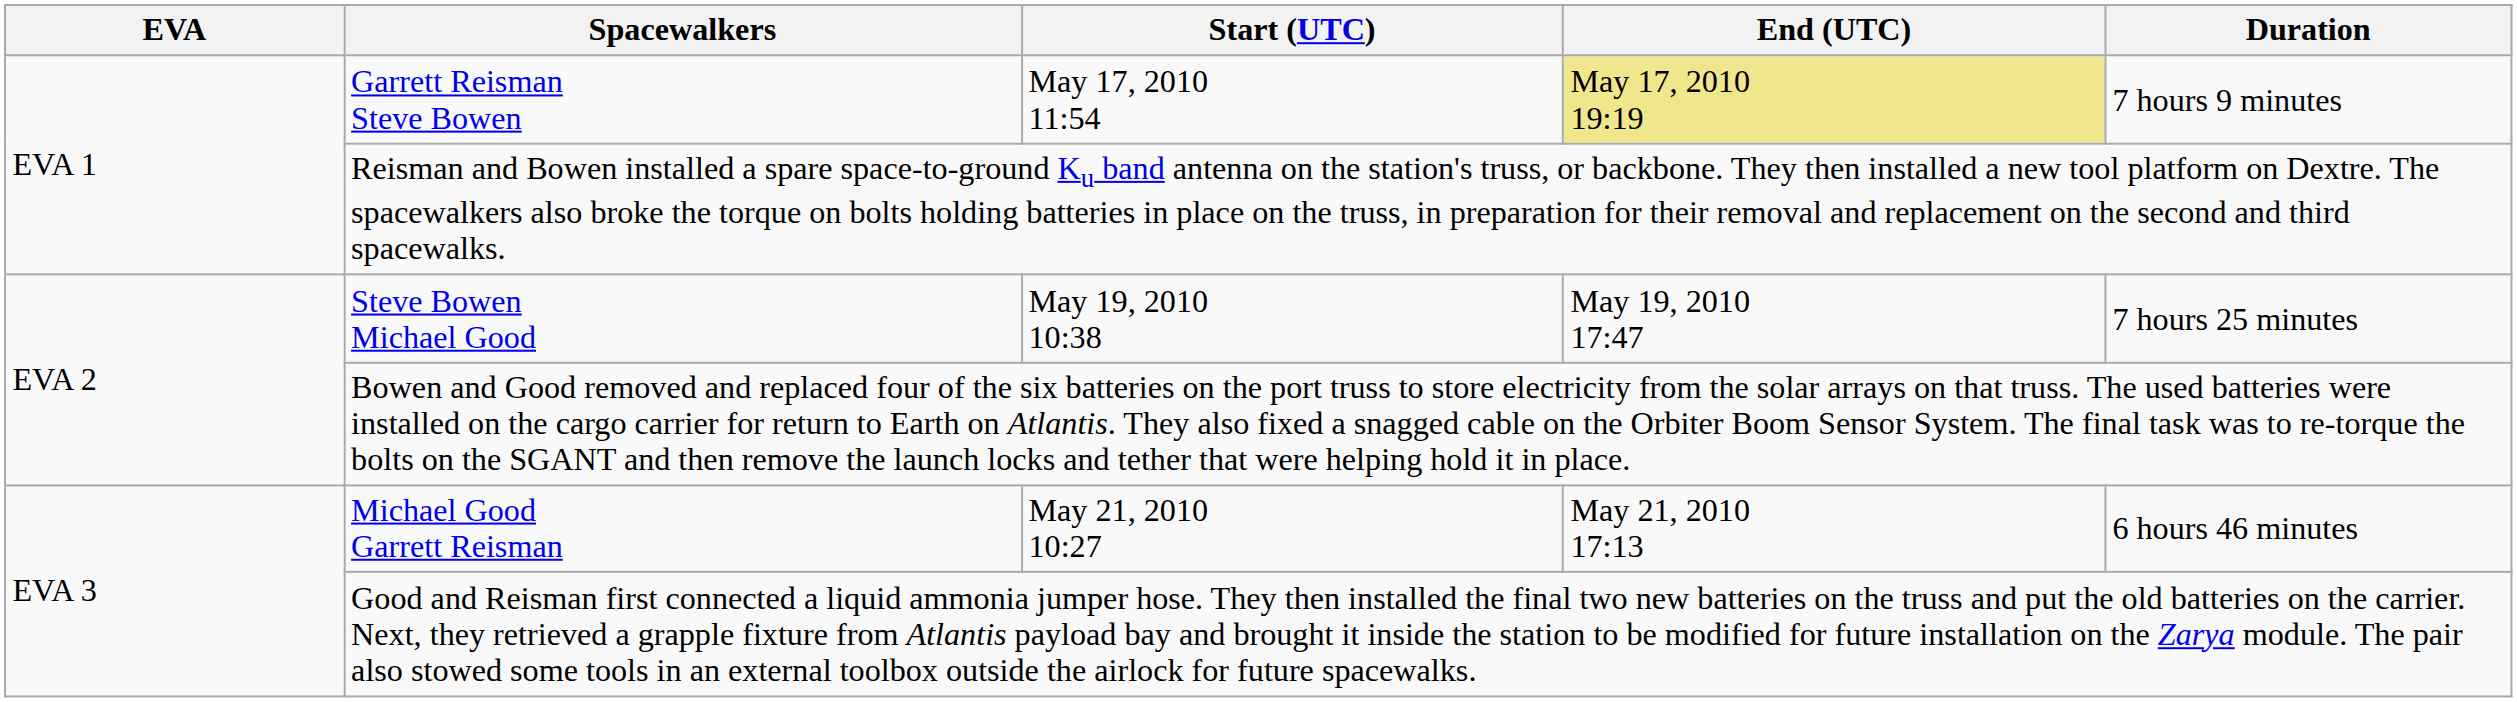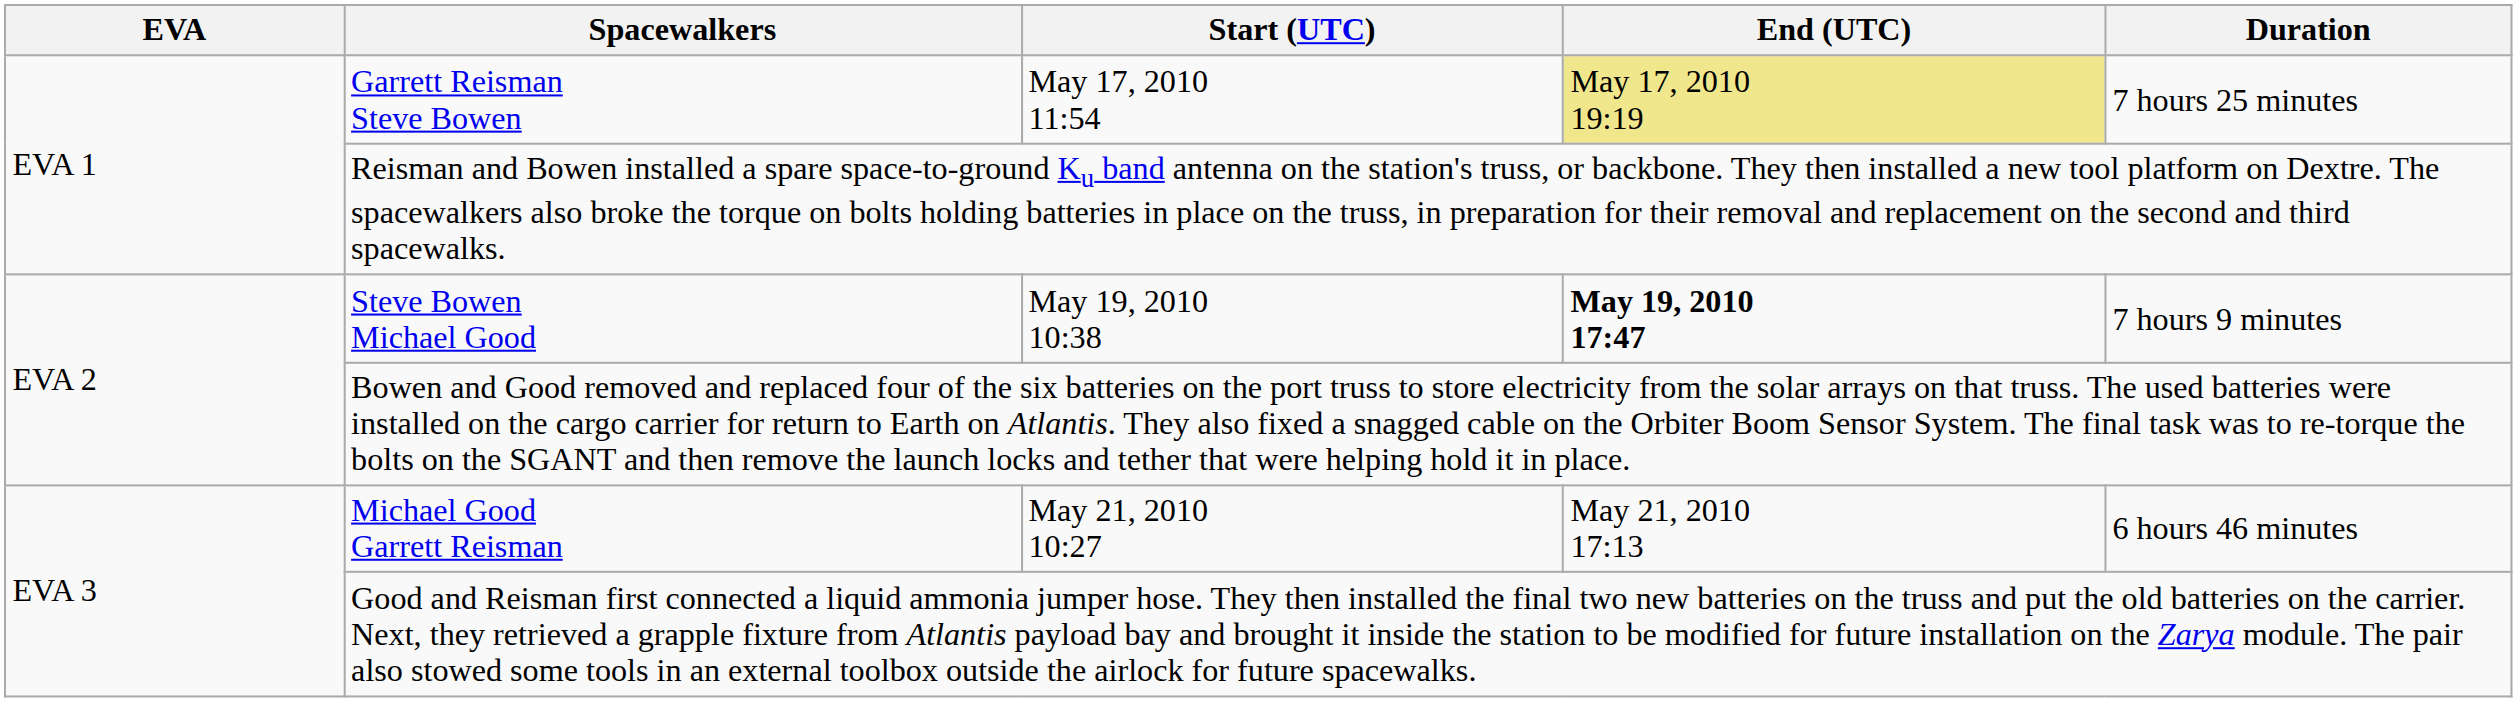(2227, 99) 7 hours 9 minutes -> (2235, 99) 7 hours 25 minutes
(1660, 318) normal -> (1662, 318) bold
(2235, 318) 7 hours 25 minutes -> (2227, 318) 7 hours 9 minutes
